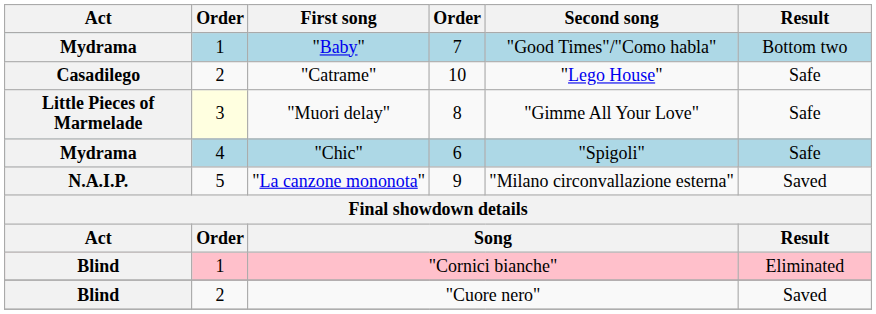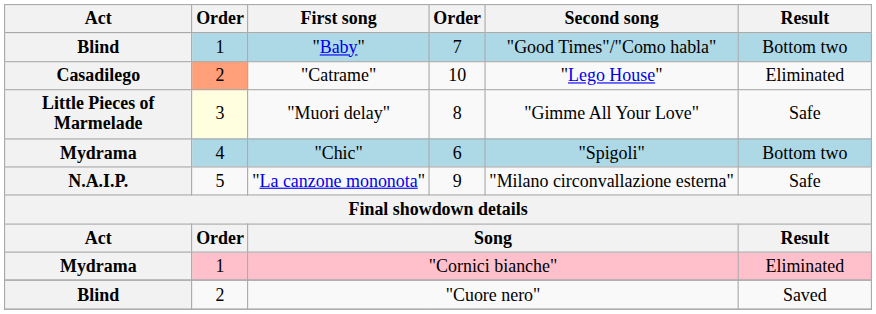(98, 47) Mydrama -> (98, 47) Blind
(220, 75) no background -> (220, 75) lightsalmon background
(805, 75) Safe -> (805, 75) Eliminated
(805, 152) Safe -> (805, 152) Bottom two
(805, 180) Saved -> (805, 180) Safe
(98, 266) Blind -> (98, 266) Mydrama
